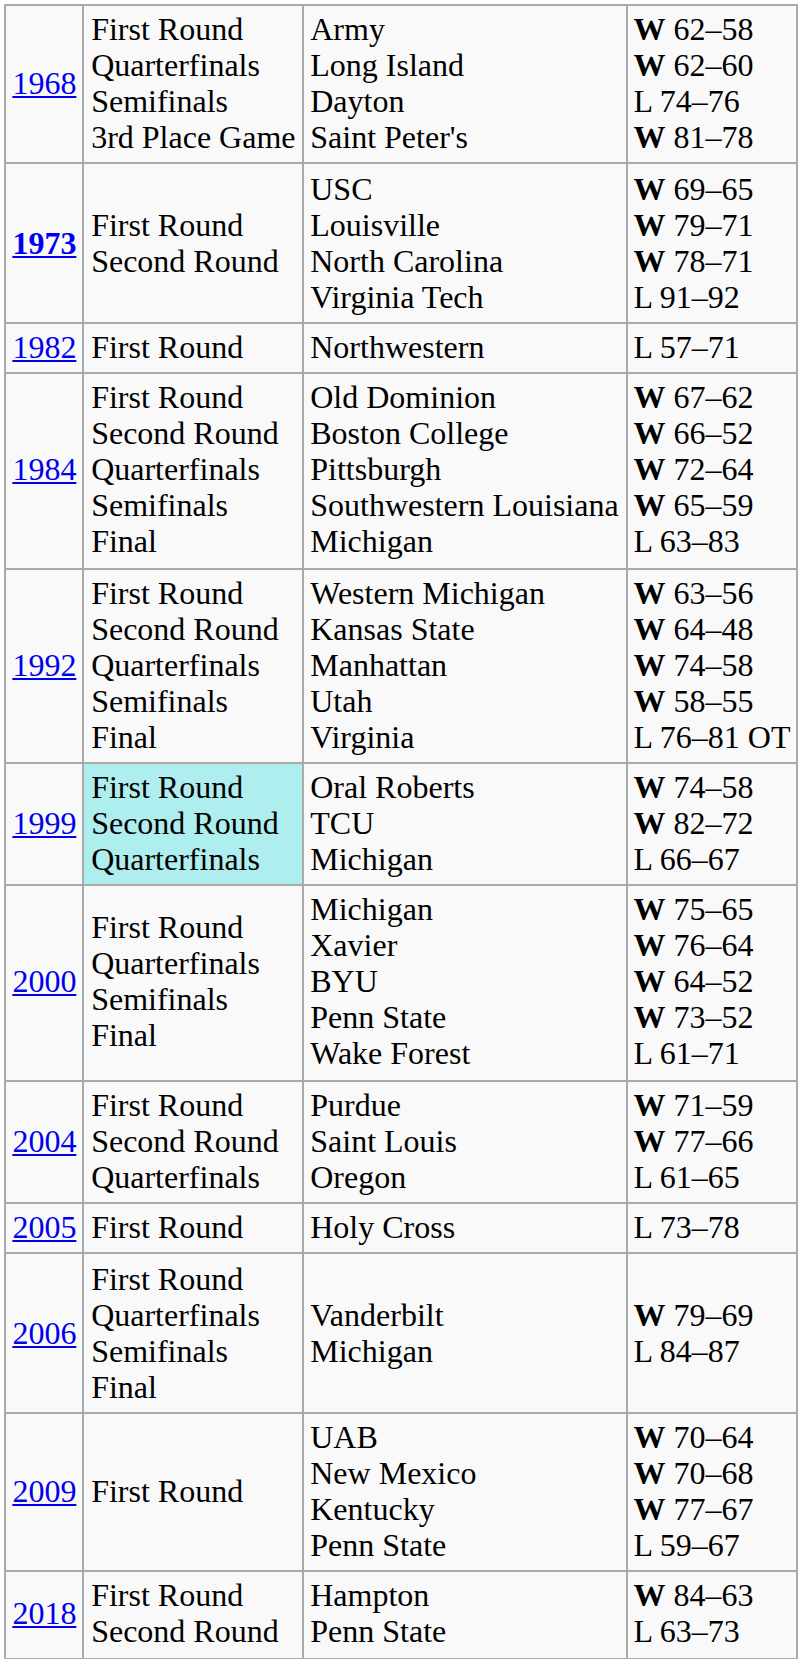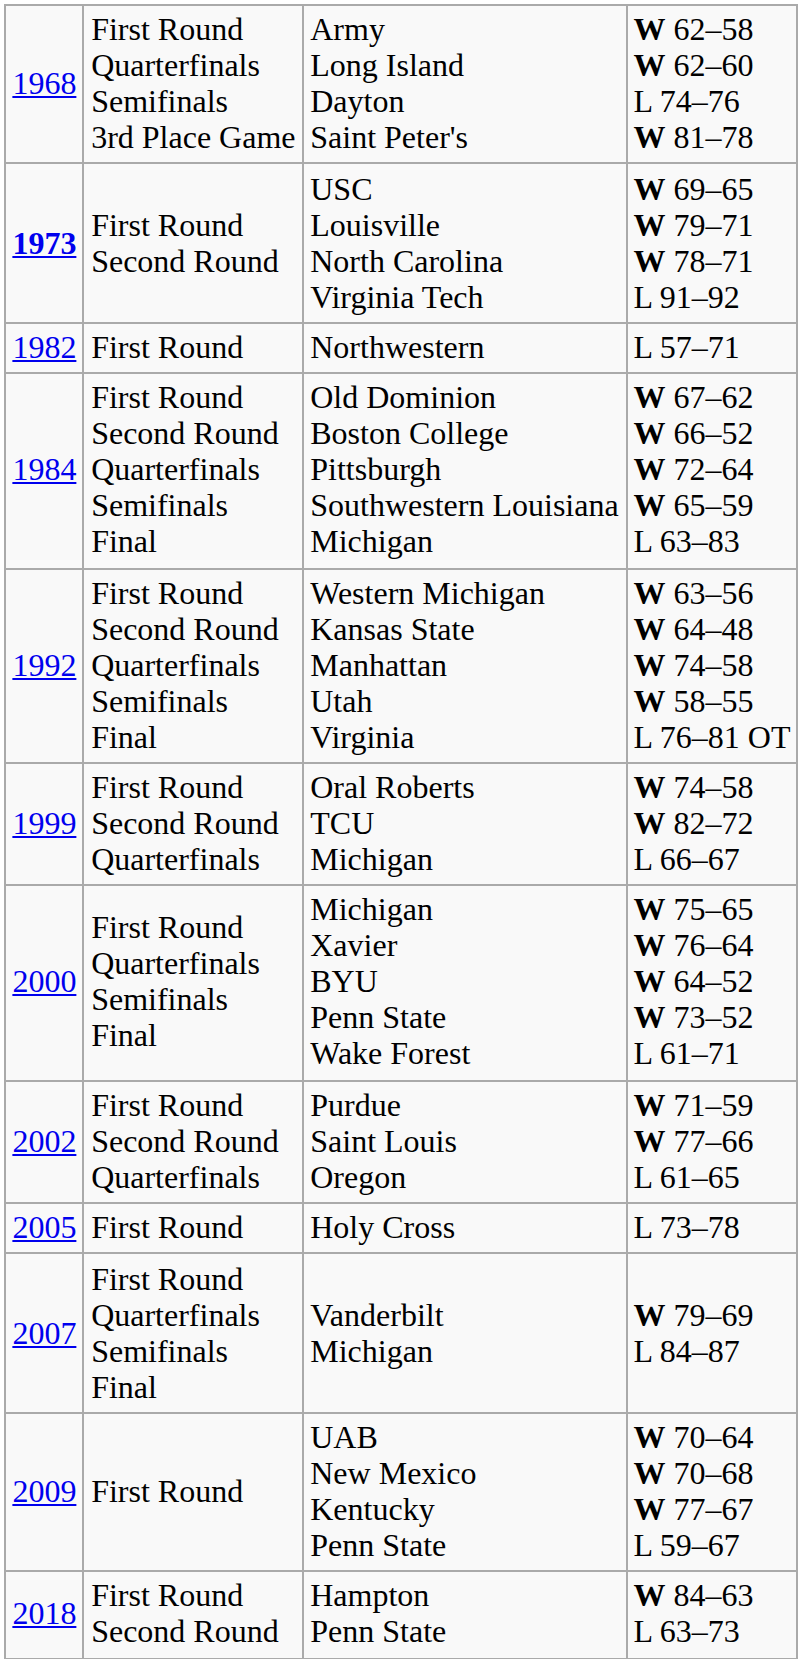(185, 823) paleturquoise background -> (185, 823) no background
(44, 1141) 2004 -> (44, 1141) 2002
(44, 1332) 2006 -> (44, 1332) 2007
